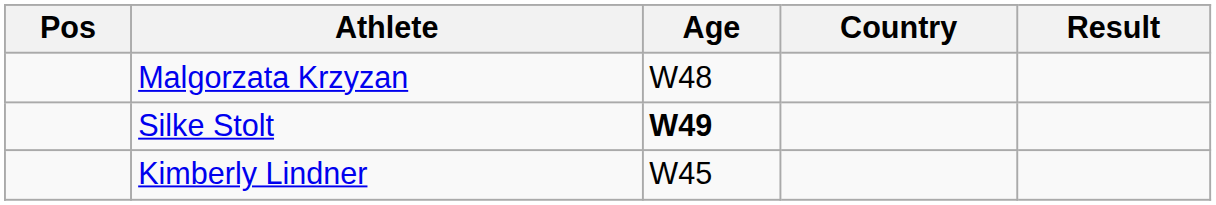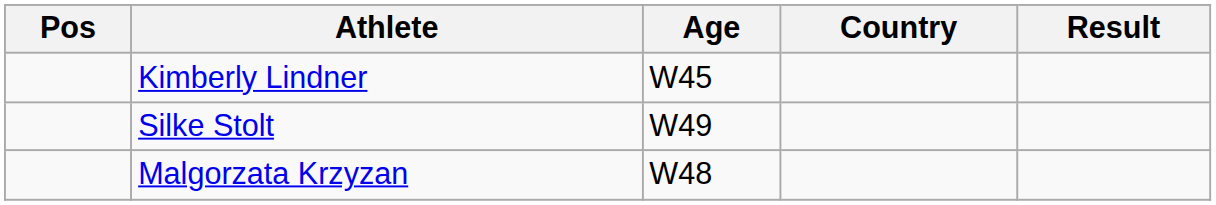rows swapped: (273, 77) <-> (253, 174)
(681, 125) bold -> (681, 125) normal
